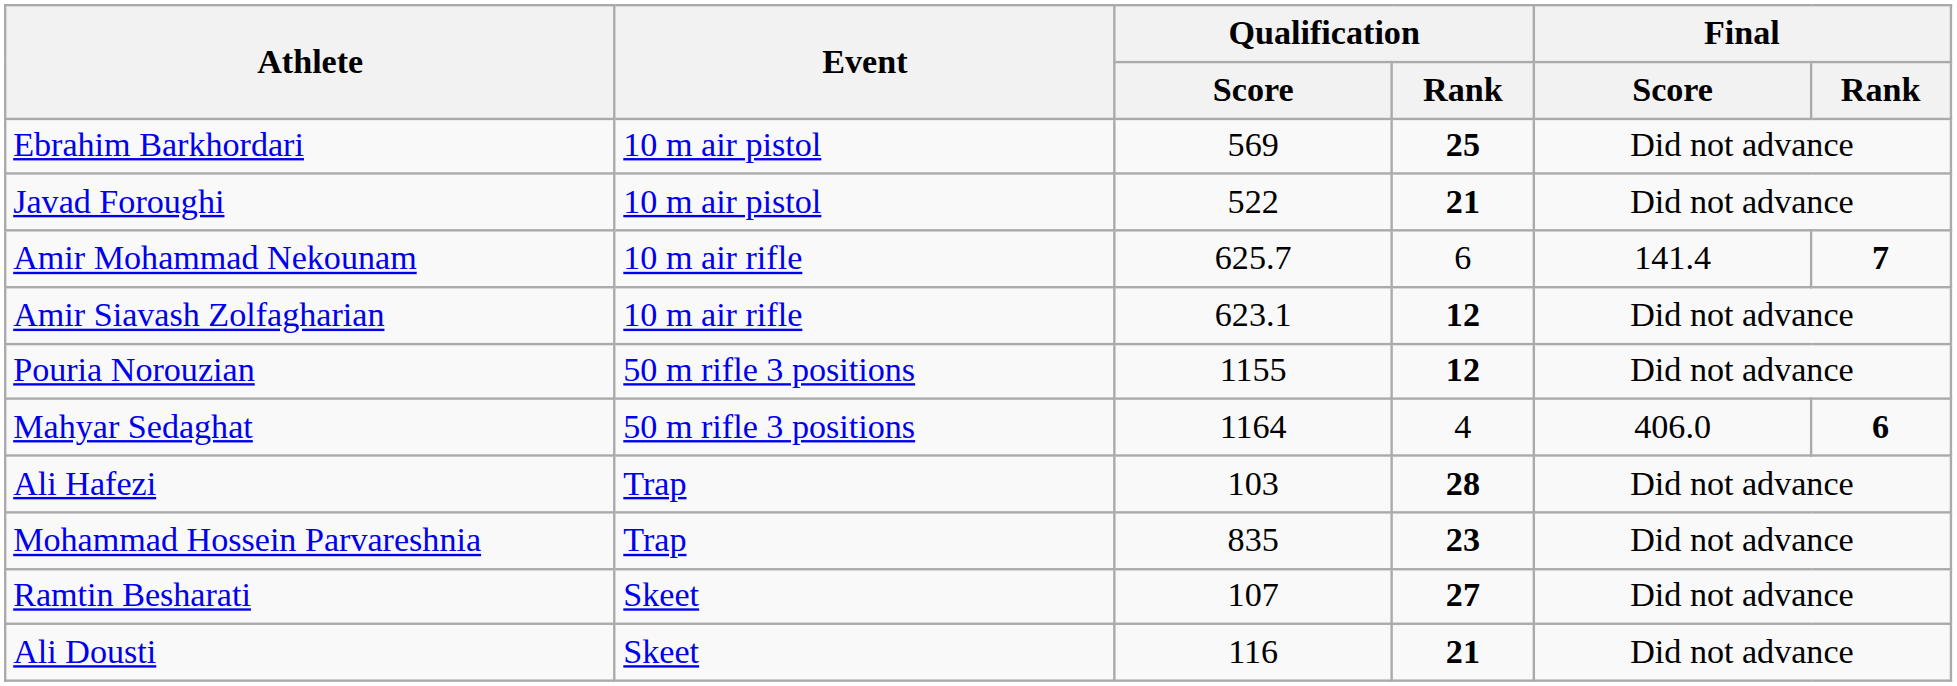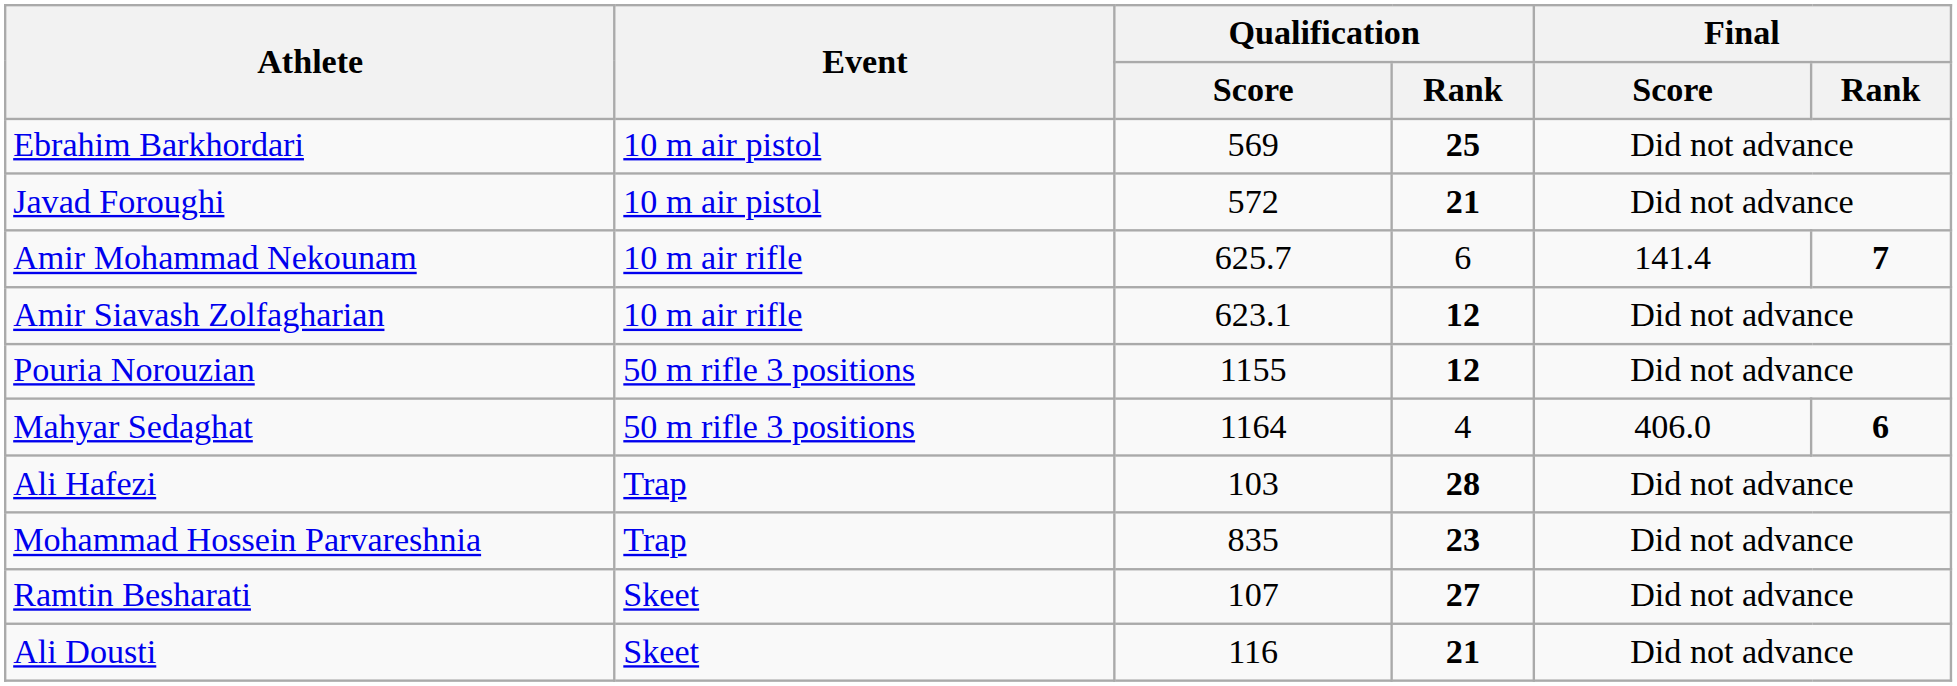(1253, 201) 522 -> (1253, 201) 572
